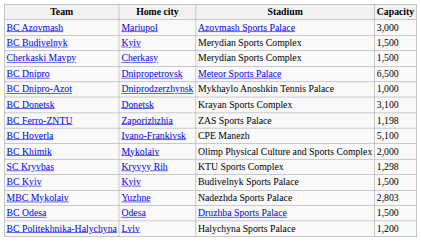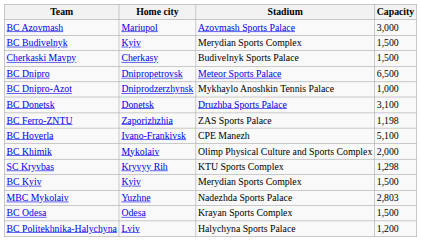(250, 58) Merydian Sports Complex -> (248, 58) Budivelnyk Sports Palace
(245, 105) Krayan Sports Complex -> (242, 105) Druzhba Sports Palace
(248, 182) Budivelnyk Sports Palace -> (250, 182) Merydian Sports Complex
(242, 213) Druzhba Sports Palace -> (245, 213) Krayan Sports Complex
